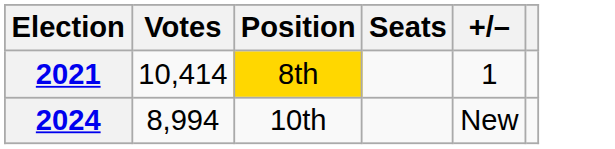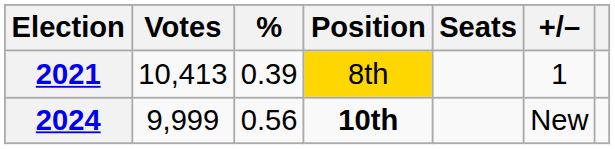+ column: (269, 27)
(183, 73) 10,414 -> (183, 73) 10,413
(183, 119) 8,994 -> (183, 119) 9,999
(298, 119) normal -> (368, 119) bold
